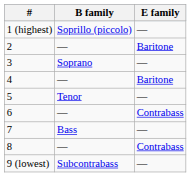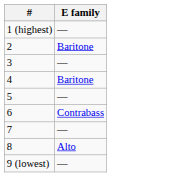- column: (94, 12)
(160, 146) Contrabass -> (66, 146) Alto
